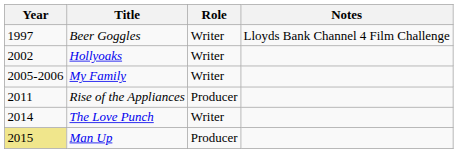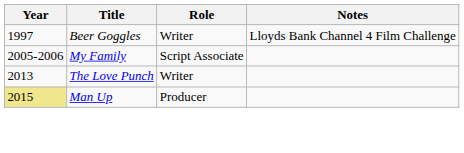- row: (96, 55)
(207, 76) Writer -> (202, 55) Script Associate
- row: (127, 96)
(20, 117) 2014 -> (20, 76) 2013
